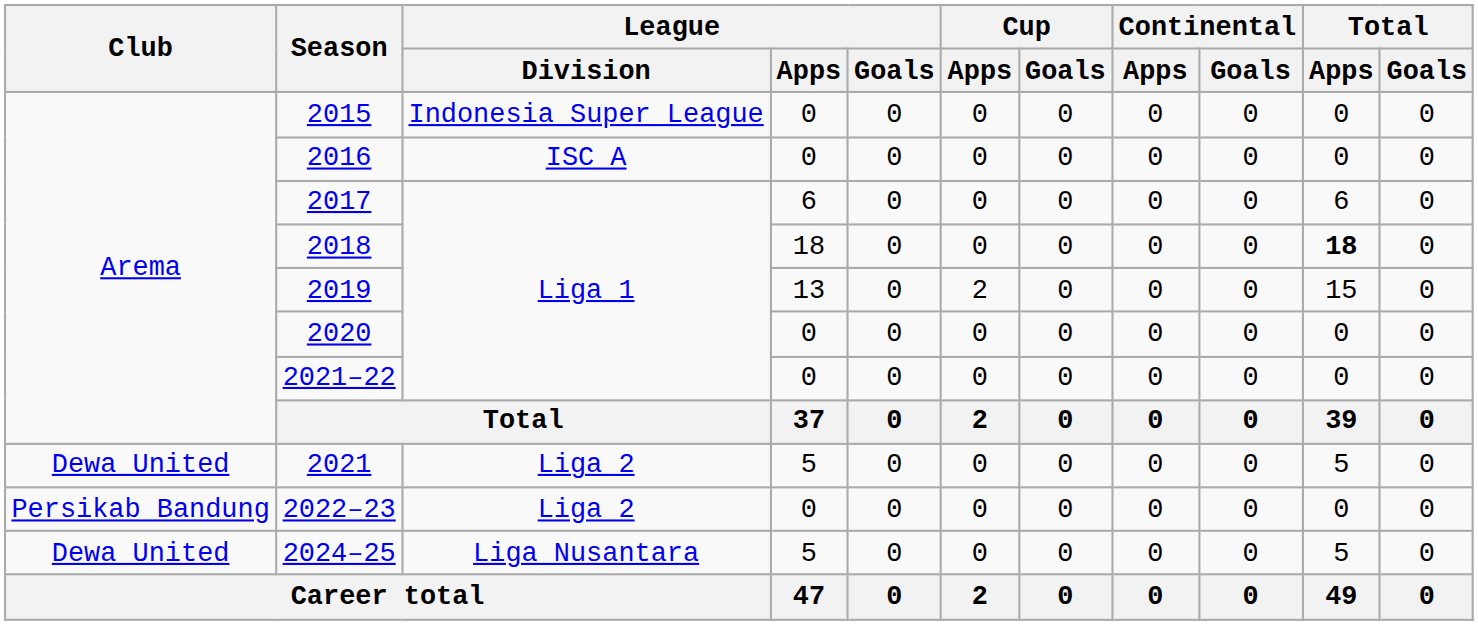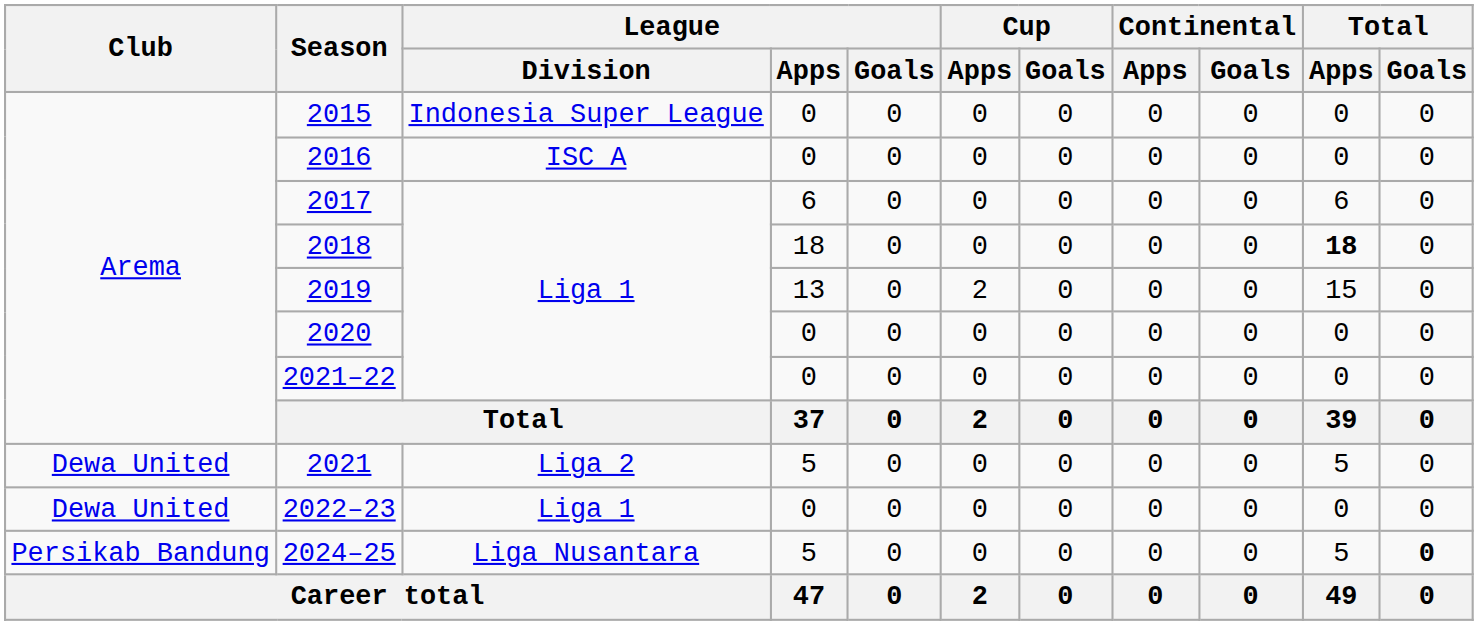(141, 509) Persikab Bandung -> (141, 509) Dewa United
(586, 509) Liga 2 -> (586, 509) Liga 1
(141, 553) Dewa United -> (141, 553) Persikab Bandung
(1427, 553) normal -> (1427, 553) bold
